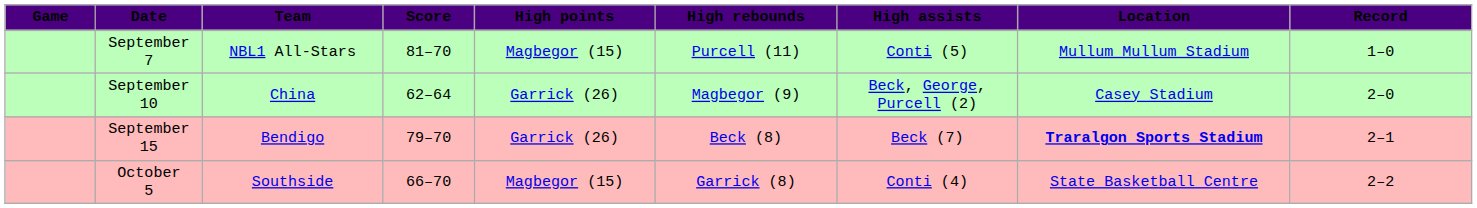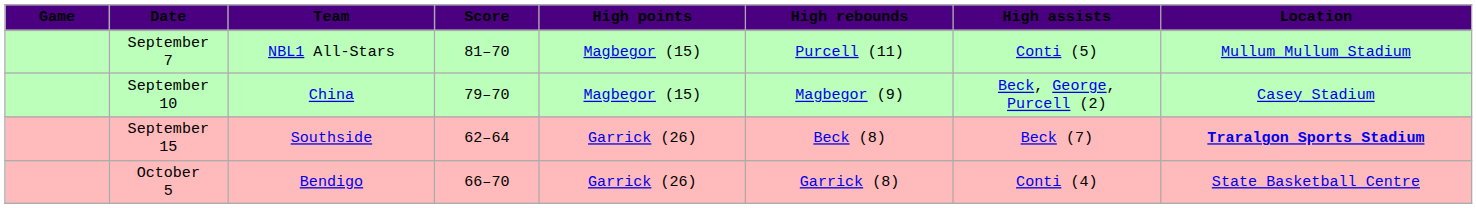- column: (1381, 17)
(429, 95) 62–64 -> (487, 95) 79–70
(565, 95) Garrick (26) -> (642, 95) Magbegor (15)
(293, 138) Bendigo -> (331, 138) Southside
(429, 138) 79–70 -> (487, 138) 62–64
(293, 182) Southside -> (331, 182) Bendigo
(565, 182) Magbegor (15) -> (642, 182) Garrick (26)
